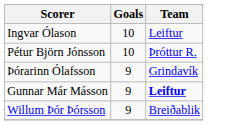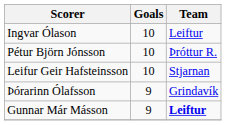+ row: (68, 71)
- row: (56, 110)
